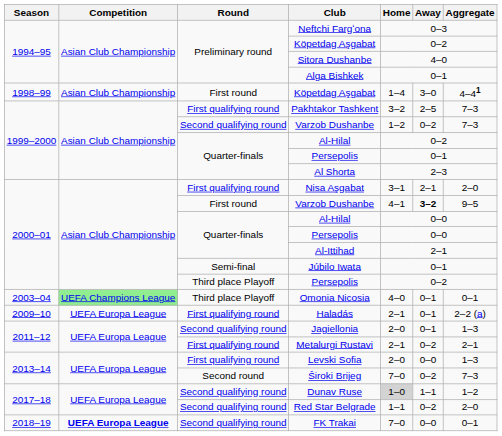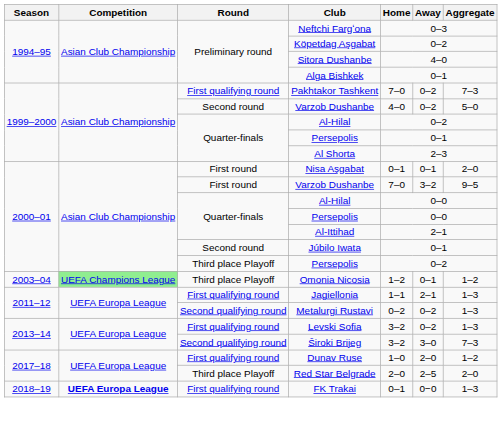- row: (32, 92)
(397, 109) 3–2 -> (397, 91) 7–0
(428, 109) 2–5 -> (428, 91) 0–2
(233, 125) Second qualifying round -> (233, 107) Second round
(397, 125) 1–2 -> (397, 107) 4–0
(470, 125) 7–3 -> (470, 107) 5–0
(233, 188) First qualifying round -> (233, 170) First round
(397, 188) 3–1 -> (397, 170) 0–1
(428, 188) 2–1 -> (428, 170) 0–1
(397, 204) 4–1 -> (397, 185) 7–0
(428, 204) bold -> (428, 185) normal
(233, 266) Semi-final -> (233, 248) Second round
(397, 298) 4–0 -> (397, 279) 1–2
(470, 298) 0–1 -> (470, 279) 1–2
- row: (32, 313)
(233, 329) Second qualifying round -> (233, 295) First qualifying round
(397, 329) 2–0 -> (397, 295) 1–1
(428, 329) 0–1 -> (428, 295) 2–1
(233, 345) First qualifying round -> (233, 311) Second qualifying round
(397, 345) 2–1 -> (397, 311) 0–2
(470, 345) 2–1 -> (470, 311) 1–3
(397, 361) 2–0 -> (397, 327) 3–2
(428, 361) 0–0 -> (428, 327) 0–2
(233, 376) Second round -> (233, 342) Second qualifying round
(397, 376) 7–0 -> (397, 342) 3–2
(428, 376) 0–2 -> (428, 342) 3–0
(233, 392) Second qualifying round -> (233, 358) First qualifying round
(397, 392) lightgrey background -> (397, 358) no background
(428, 392) 1–1 -> (428, 358) 2–0
(233, 408) Second qualifying round -> (233, 374) Third place Playoff
(397, 408) 1–1 -> (397, 374) 2–0
(428, 408) 0–2 -> (428, 374) 2–5
(233, 423) Second qualifying round -> (233, 389) First qualifying round
(397, 423) 7–0 -> (397, 389) 0–1
(428, 423) 0–0 -> (428, 389) 0−0
(470, 423) 0–1 -> (470, 389) 1–3
